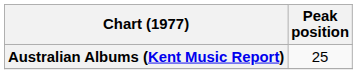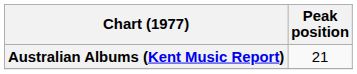(320, 56) 25 -> (320, 56) 21
